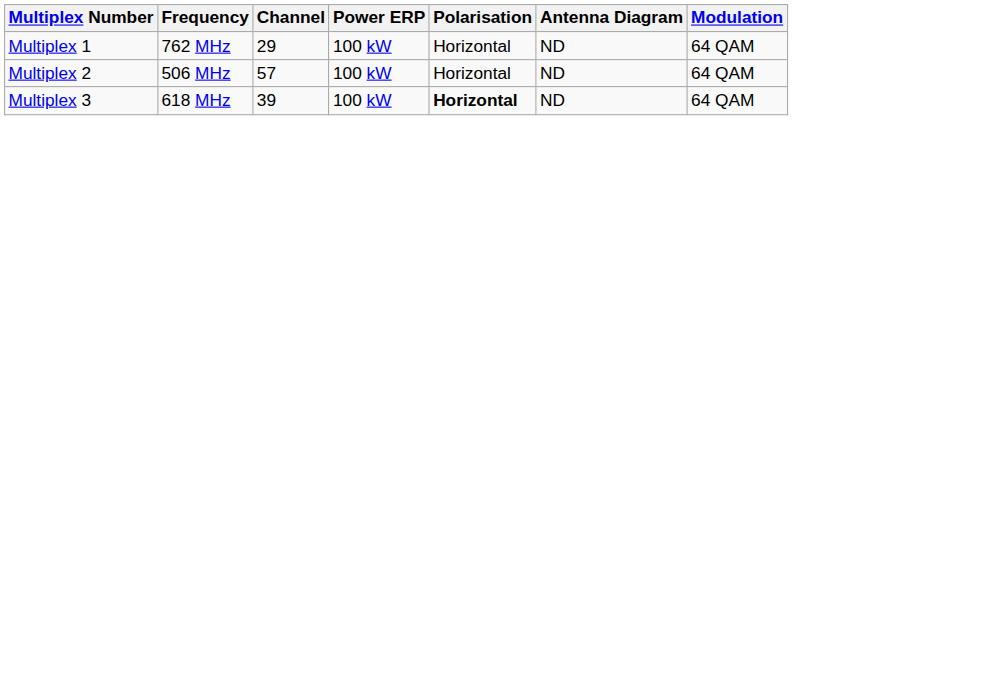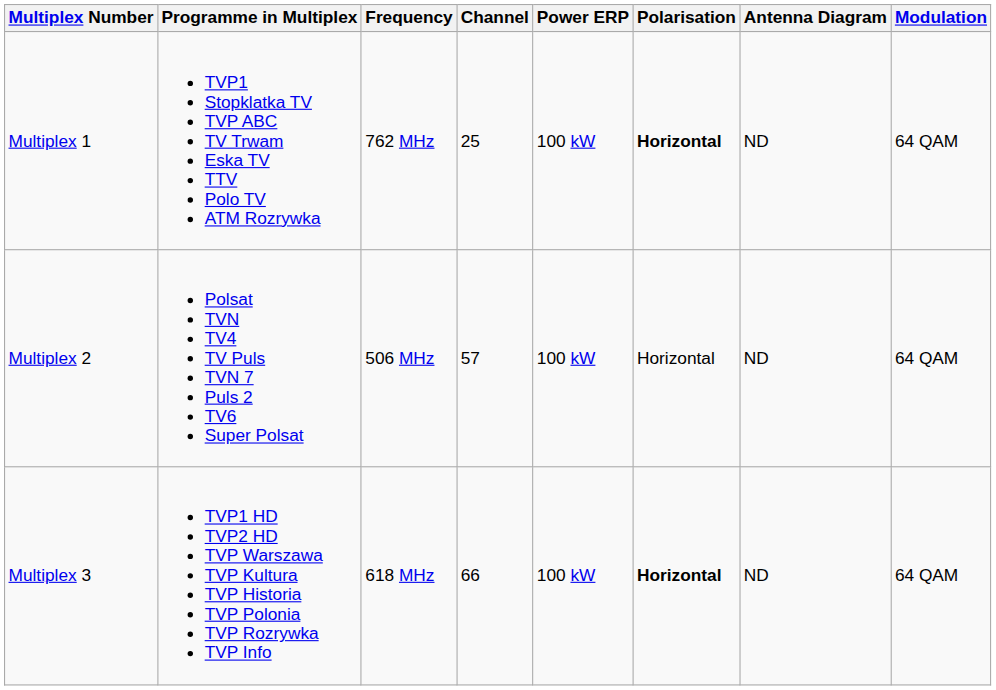+ column: (259, 18)
(266, 45) 29 -> (470, 140) 25
(472, 45) normal -> (679, 140) bold
(266, 100) 39 -> (470, 575) 66
